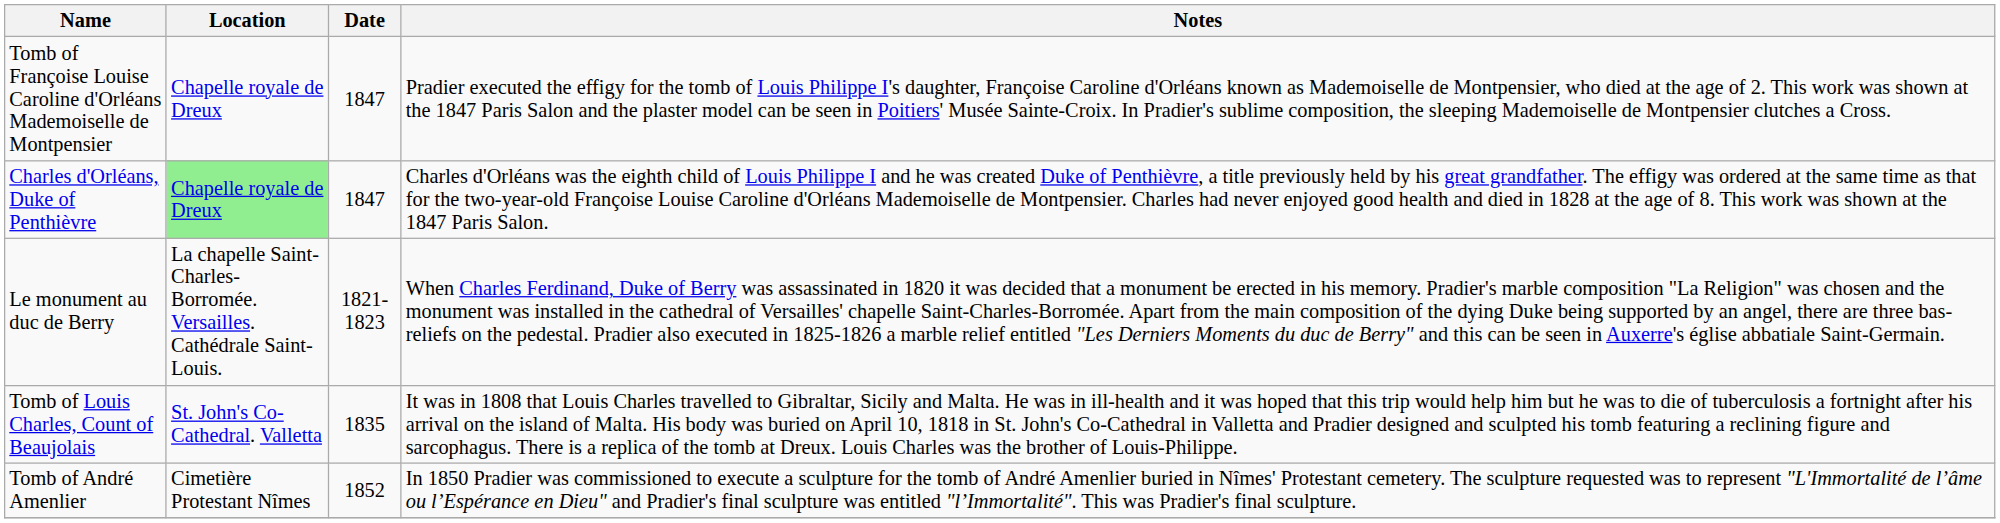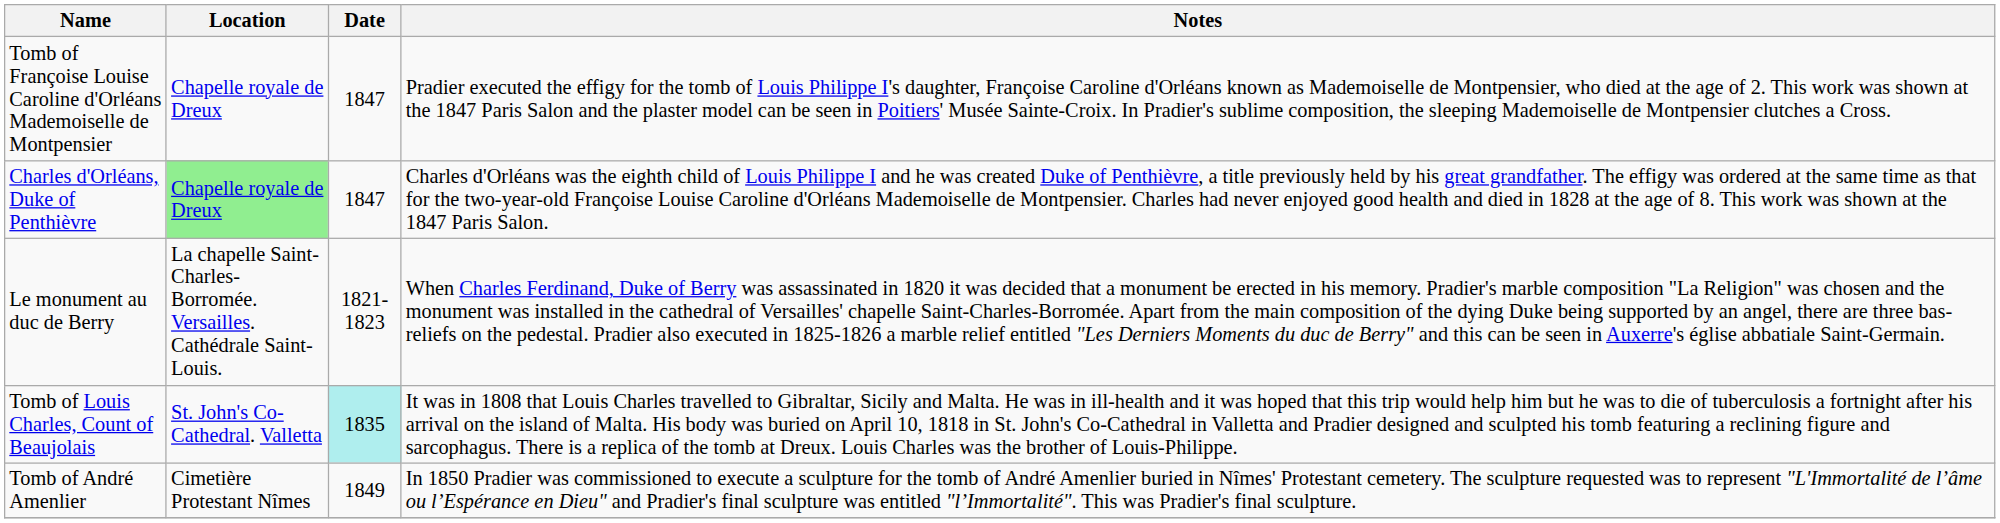(365, 423) no background -> (365, 423) paleturquoise background
(365, 490) 1852 -> (365, 490) 1849
